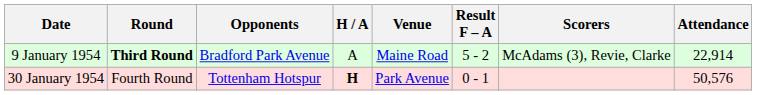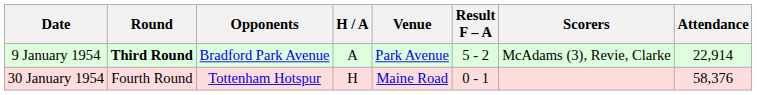(412, 55) Maine Road -> (412, 55) Park Avenue
(352, 78) bold -> (352, 78) normal
(412, 78) Park Avenue -> (412, 78) Maine Road
(713, 78) 50,576 -> (713, 78) 58,376
